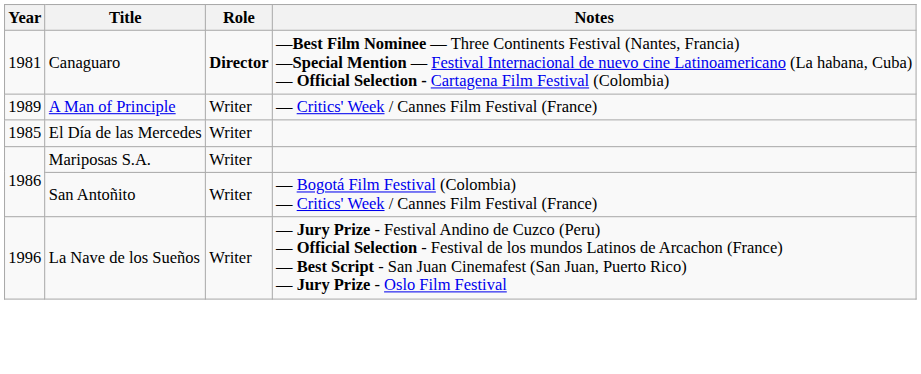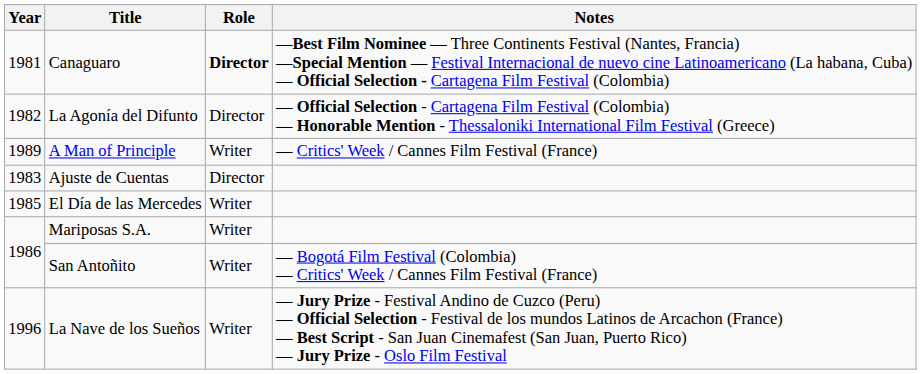+ row: (123, 116)
+ row: (109, 177)
